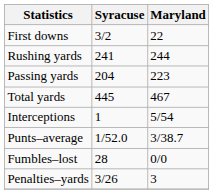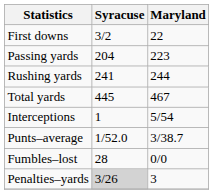rows swapped: (45, 55) <-> (43, 76)
(106, 179) no background -> (106, 179) lightgrey background
